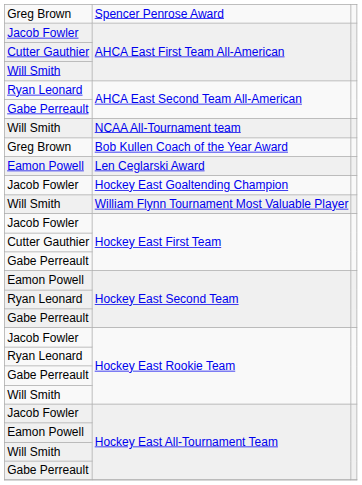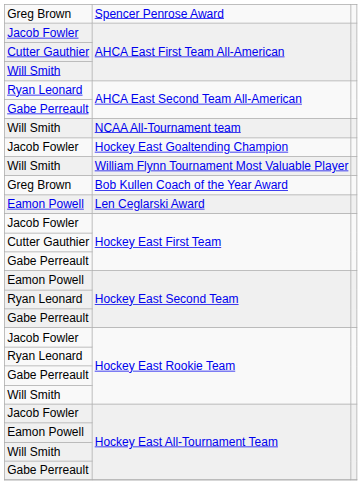rows swapped: (43, 185) <-> (39, 147)
rows swapped: (45, 166) <-> (34, 204)
